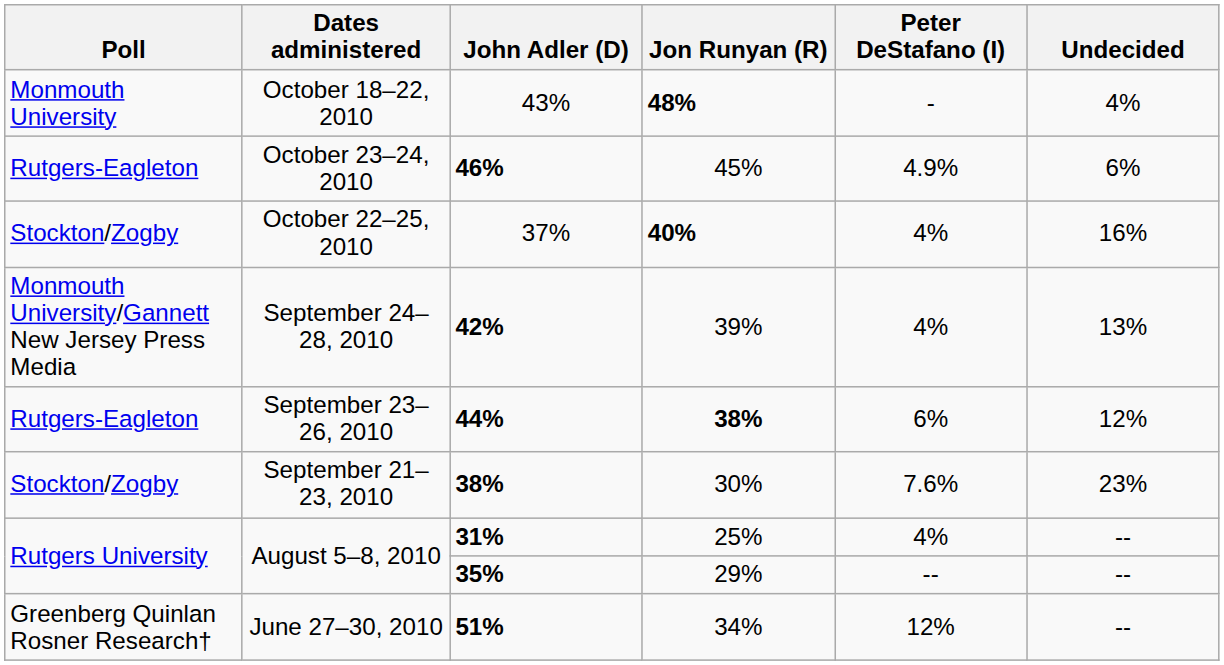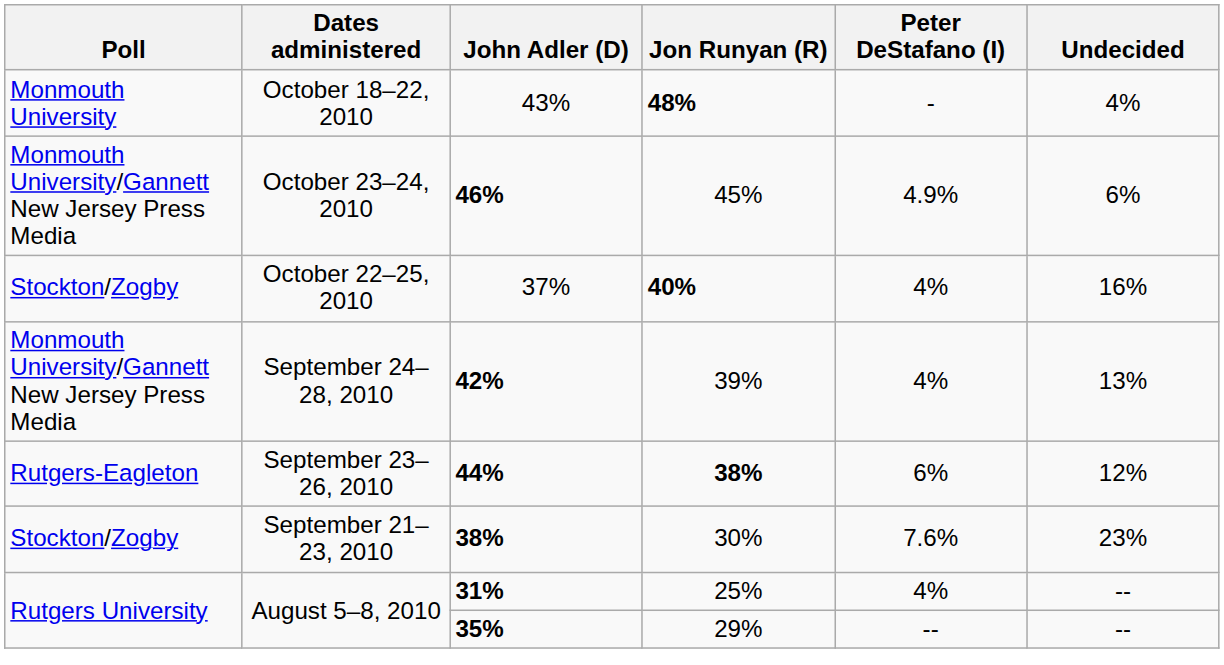(104, 168) Rutgers-Eagleton -> (110, 195) Monmouth University/Gannett New Jersey Press Media
- row: (480, 626)
